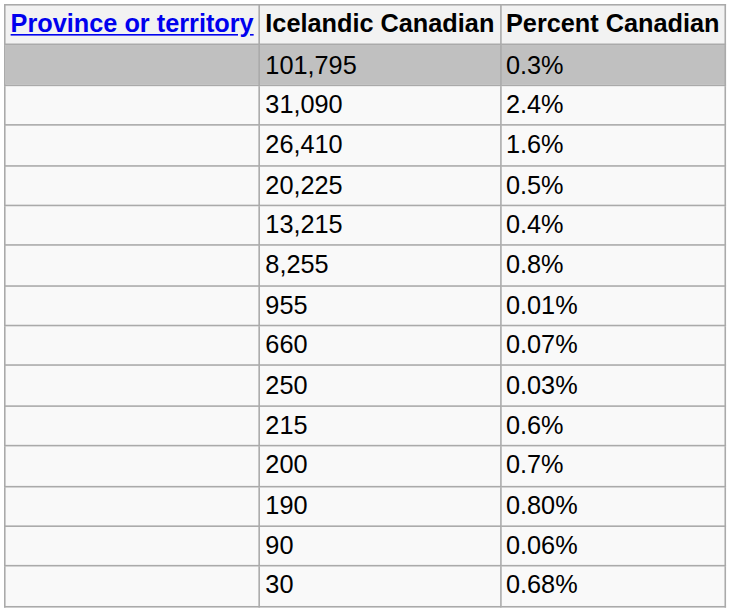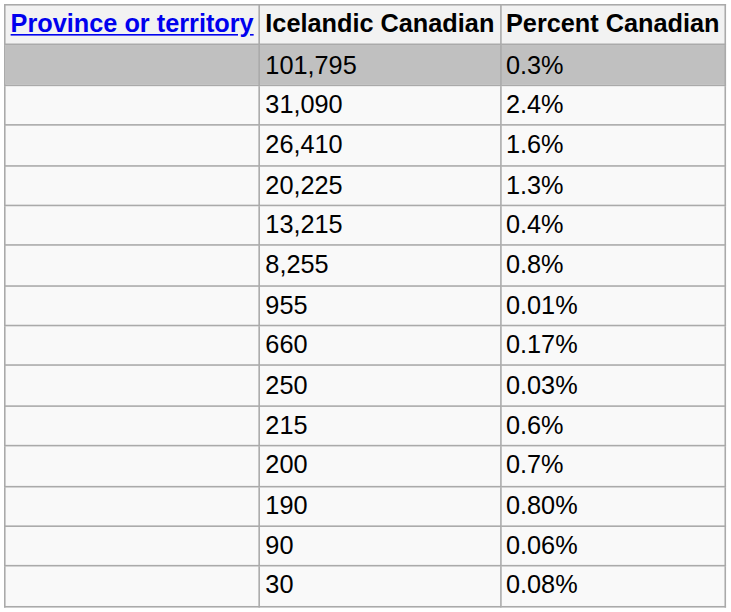(535, 184) 0.5% -> (535, 184) 1.3%
(542, 345) 0.07% -> (542, 345) 0.17%
(542, 585) 0.68% -> (542, 585) 0.08%
